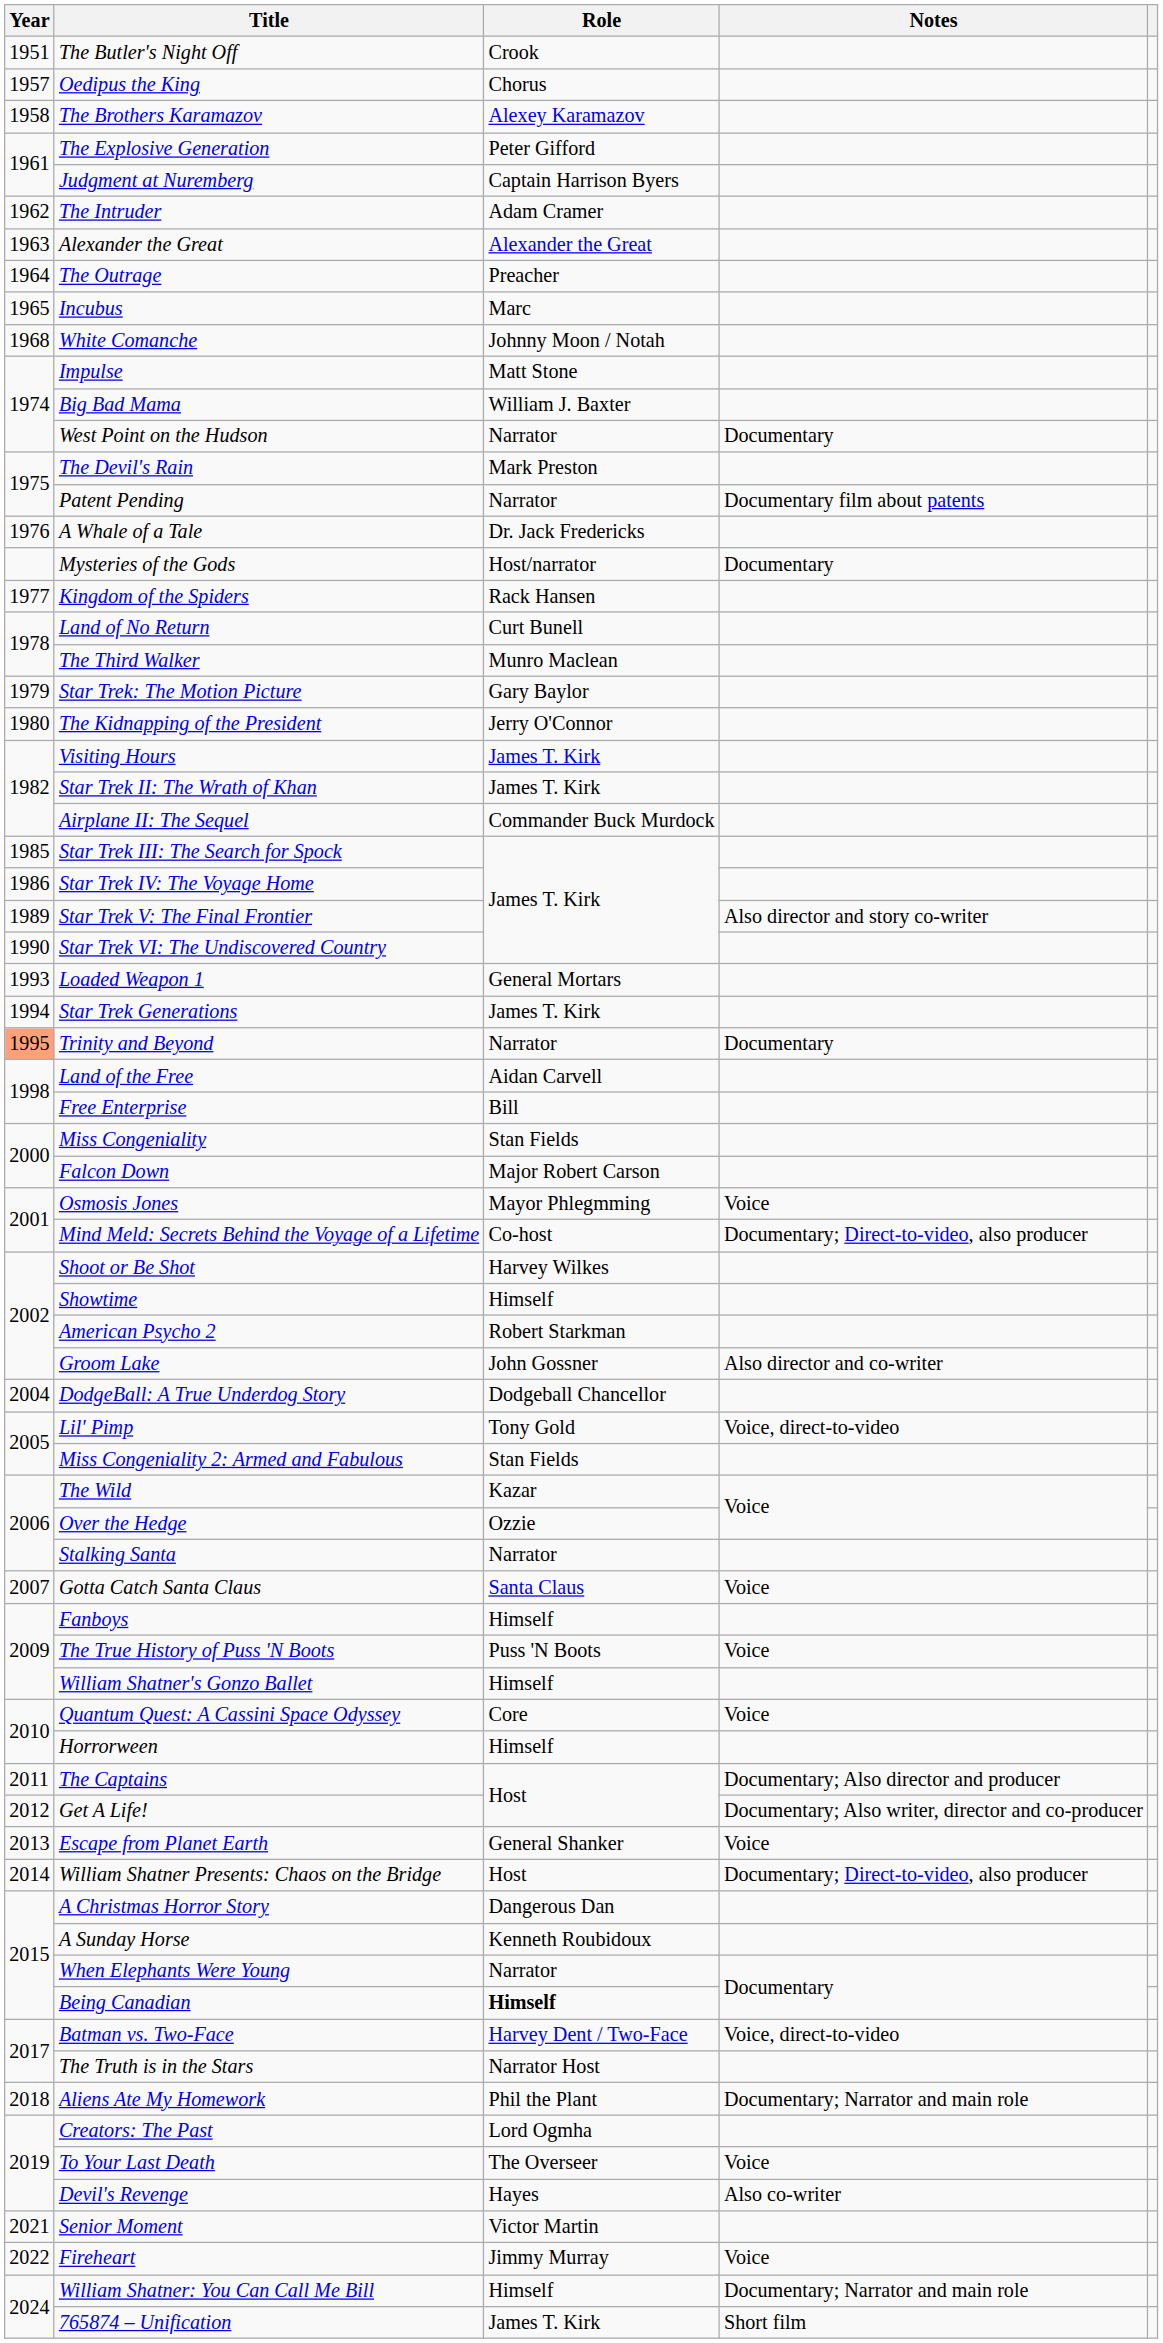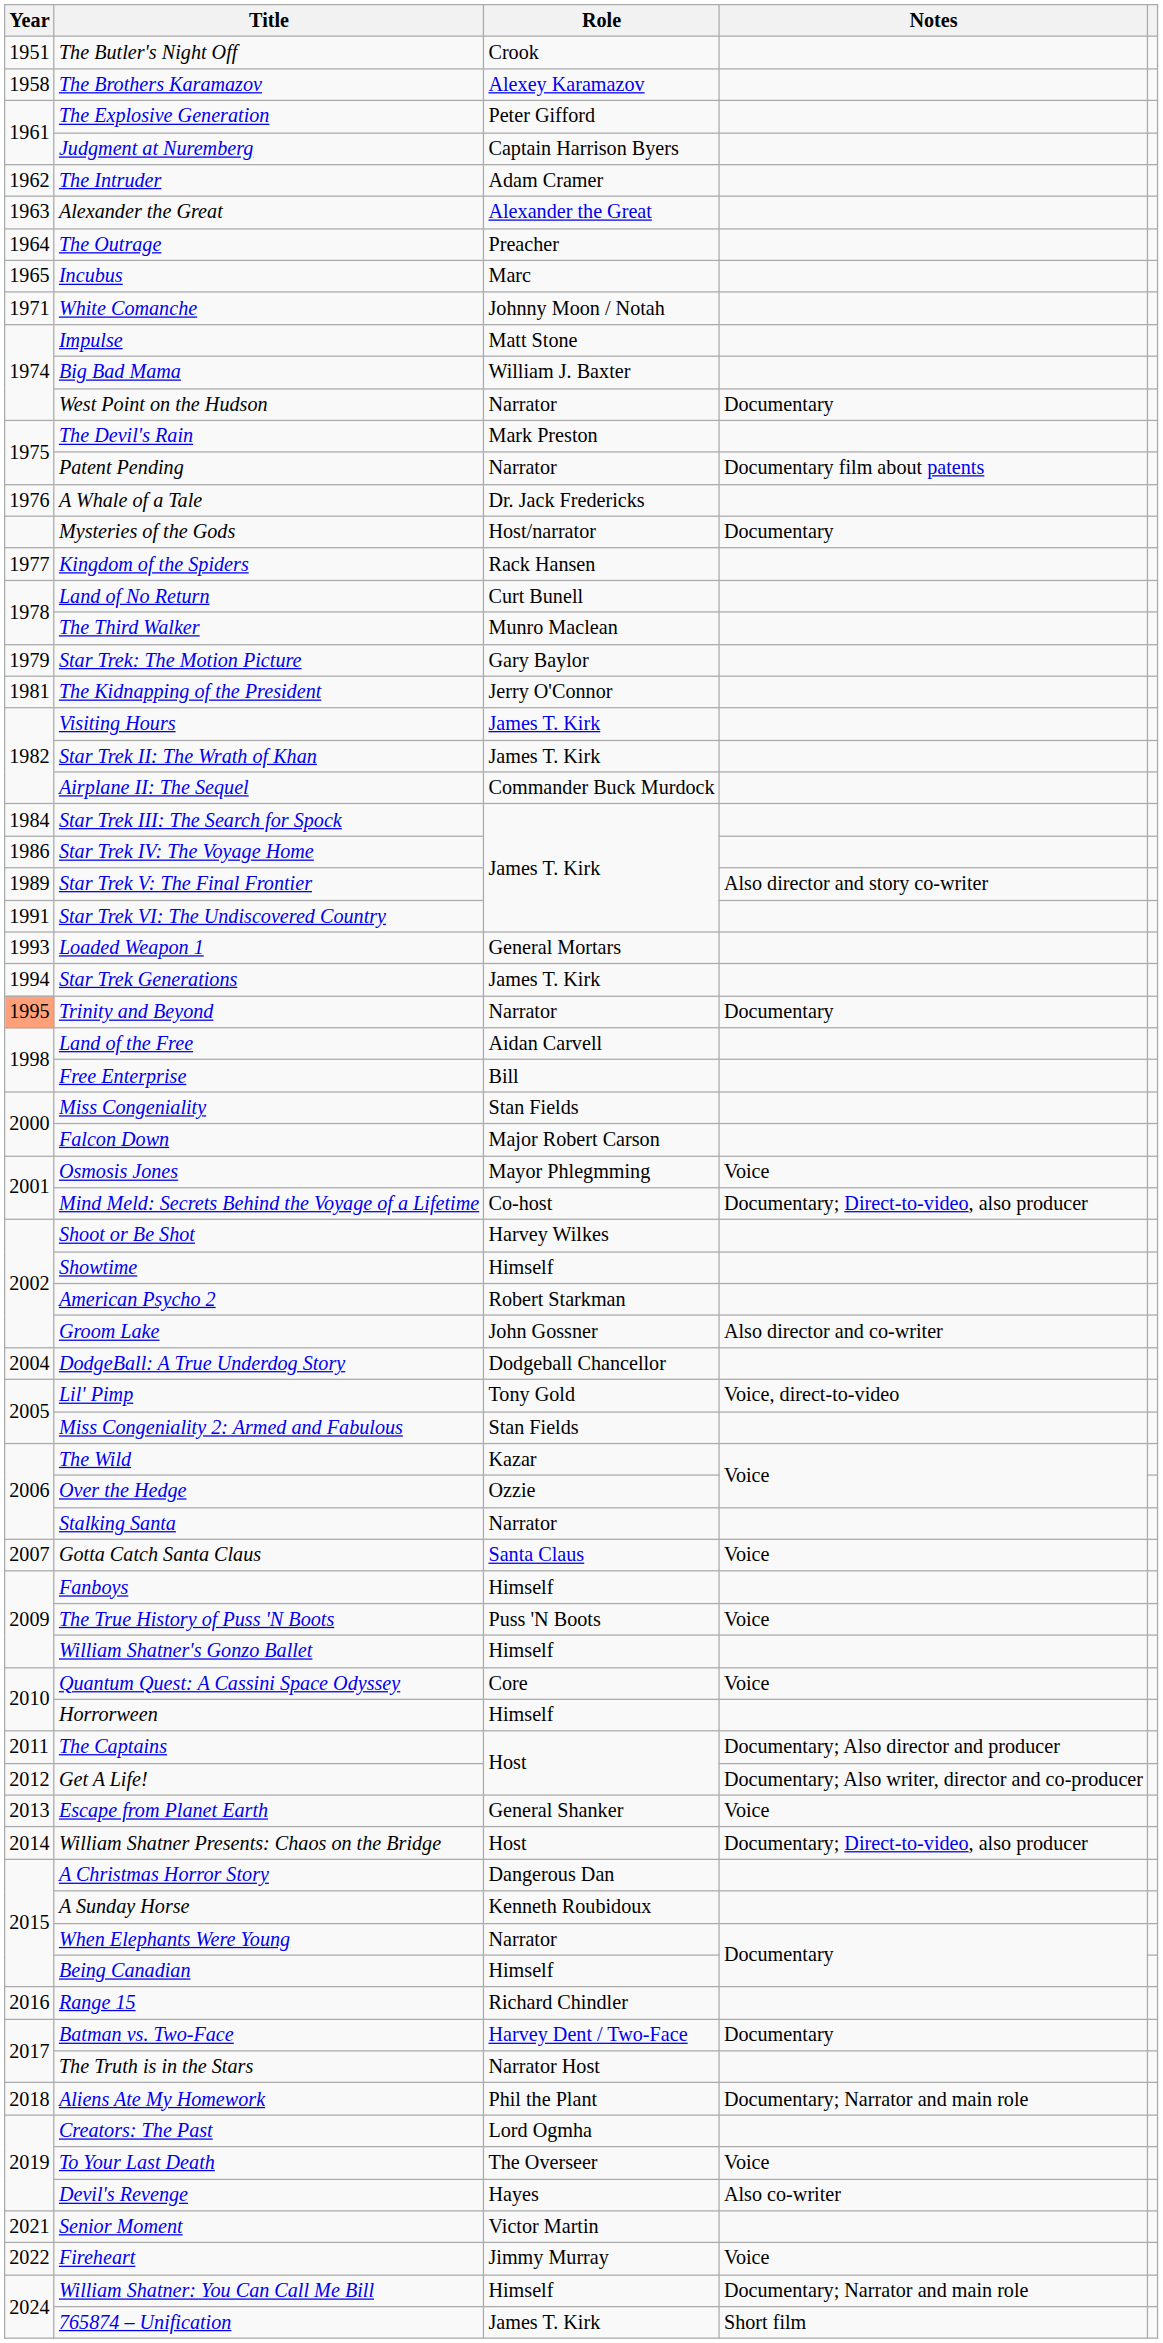- row: (129, 84)
(29, 340) 1968 -> (29, 308) 1971
(29, 723) 1980 -> (29, 691) 1981
(29, 851) 1985 -> (29, 819) 1984
(29, 947) 1990 -> (29, 915) 1991
(522, 2002) bold -> (521, 1970) normal
+ row: (97, 2002)
(812, 2034) Voice, direct-to-video -> (779, 2034) Documentary
